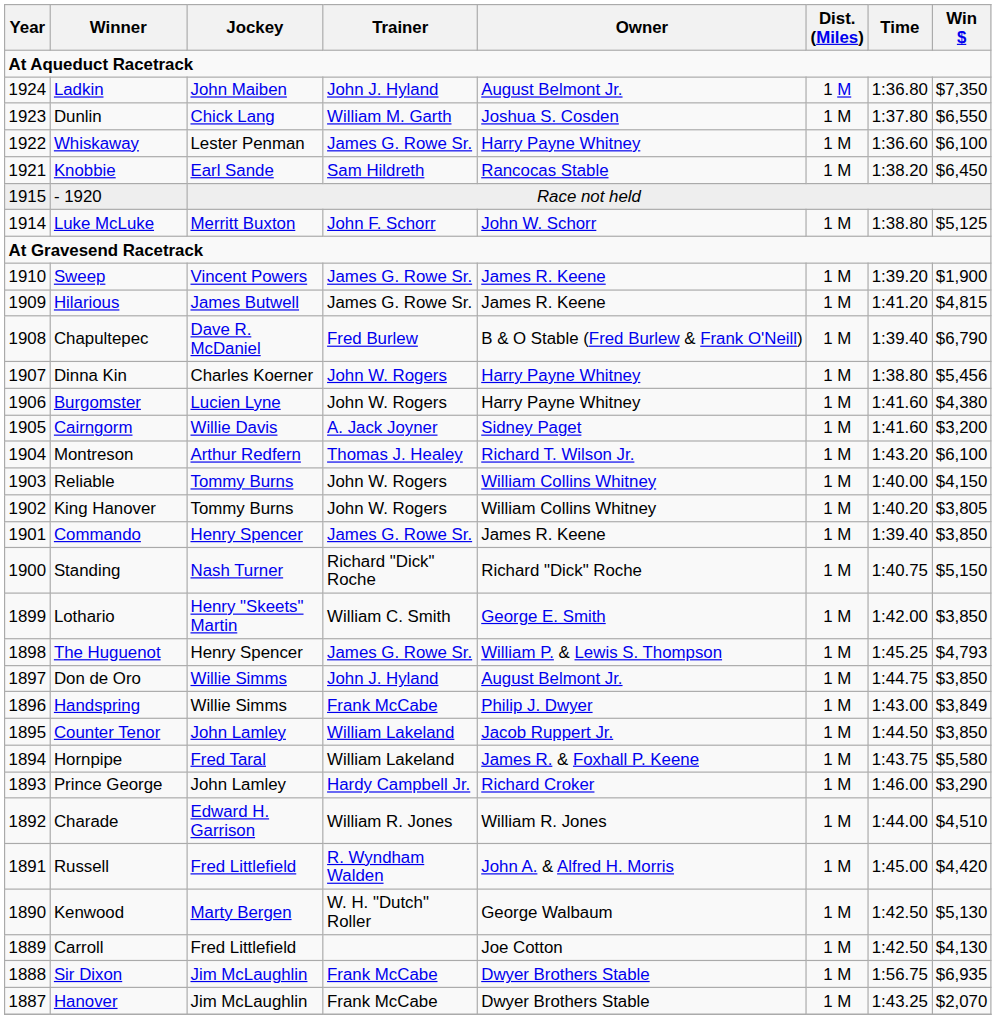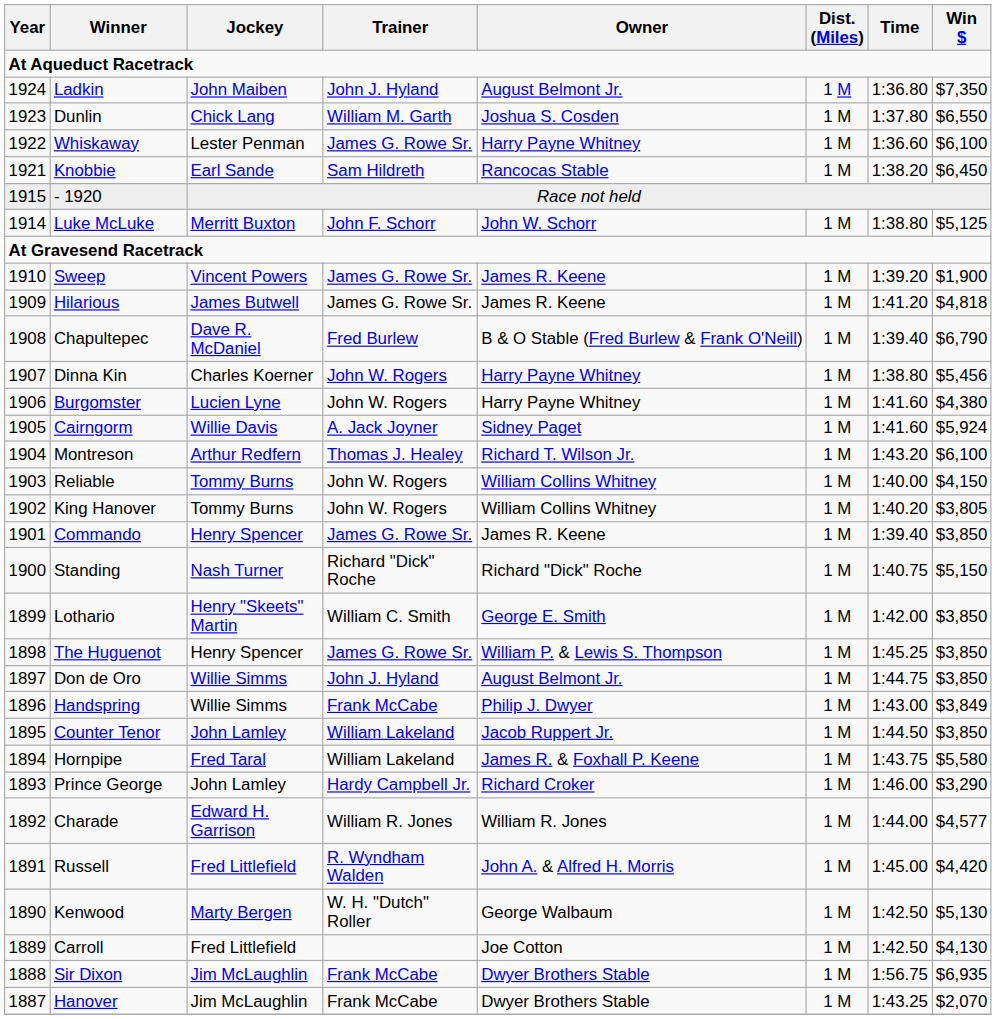(962, 303) $4,815 -> (962, 303) $4,818
(962, 428) $3,200 -> (962, 428) $5,924
(962, 652) $4,793 -> (962, 652) $3,850
(962, 821) $4,510 -> (962, 821) $4,577
